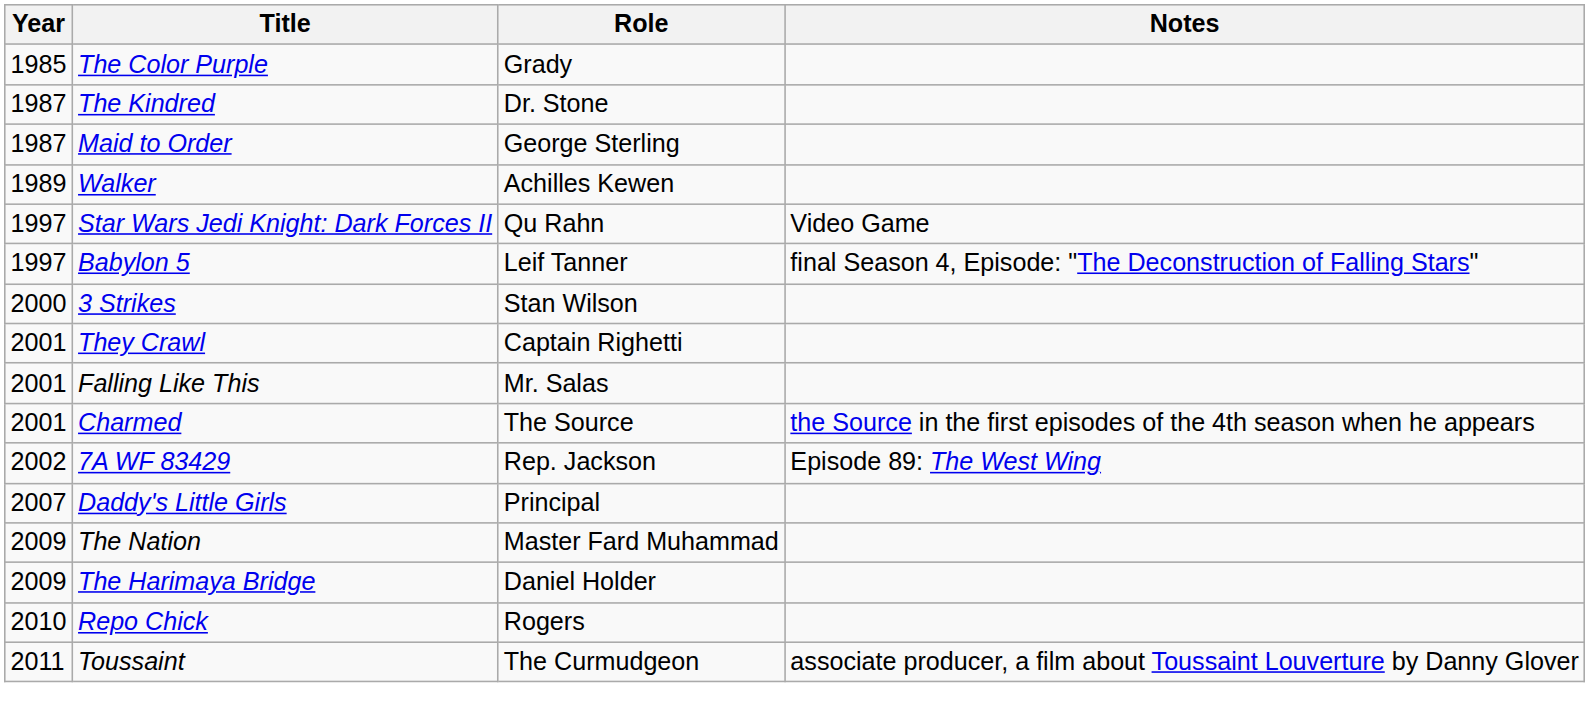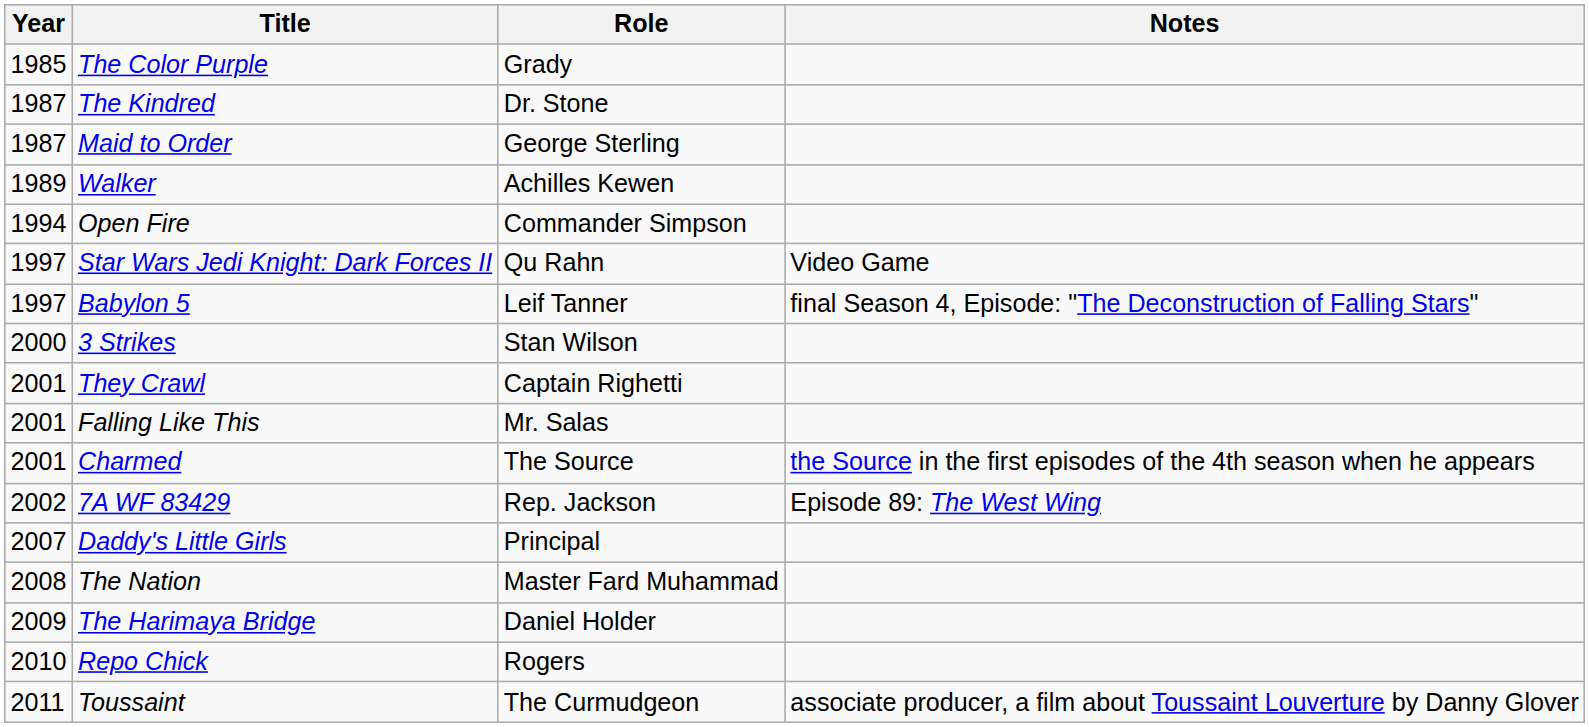+ row: (134, 223)
(39, 542) 2009 -> (39, 582) 2008
